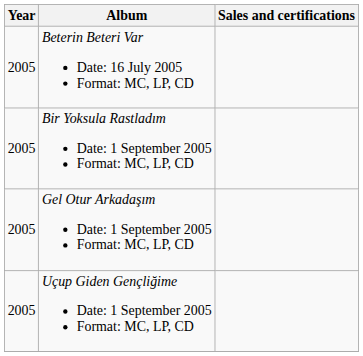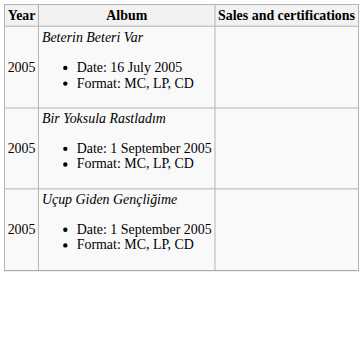- row: (127, 223)
